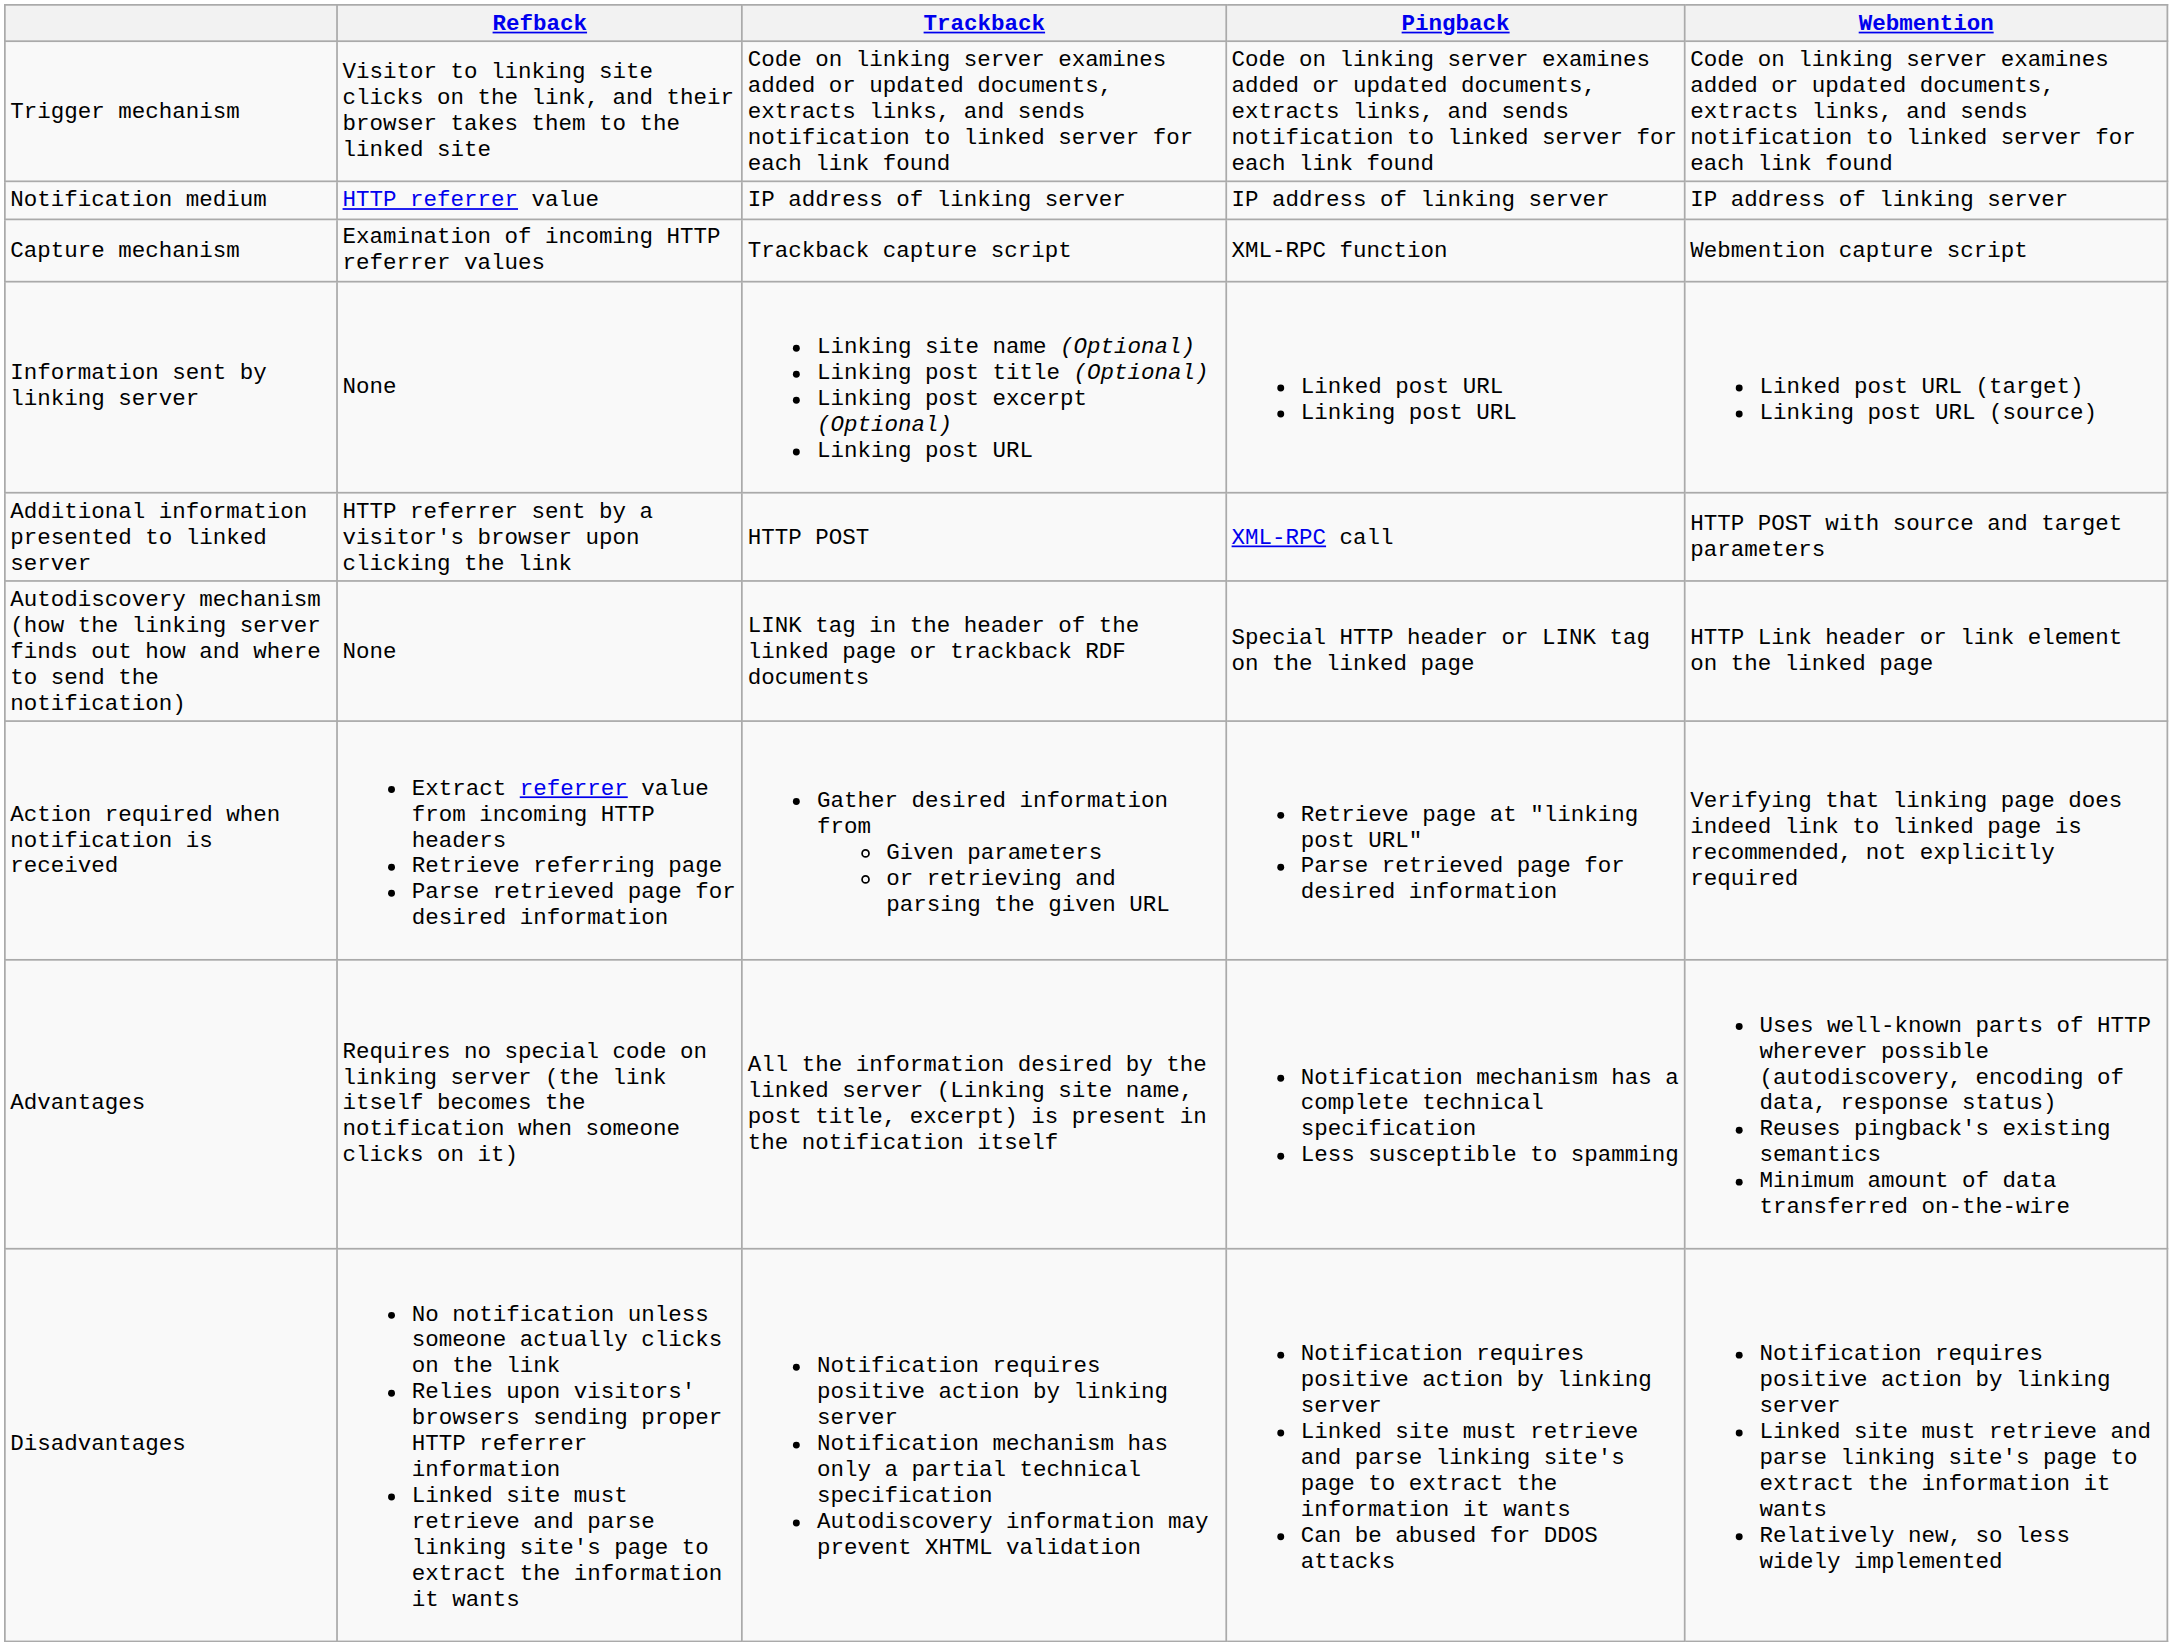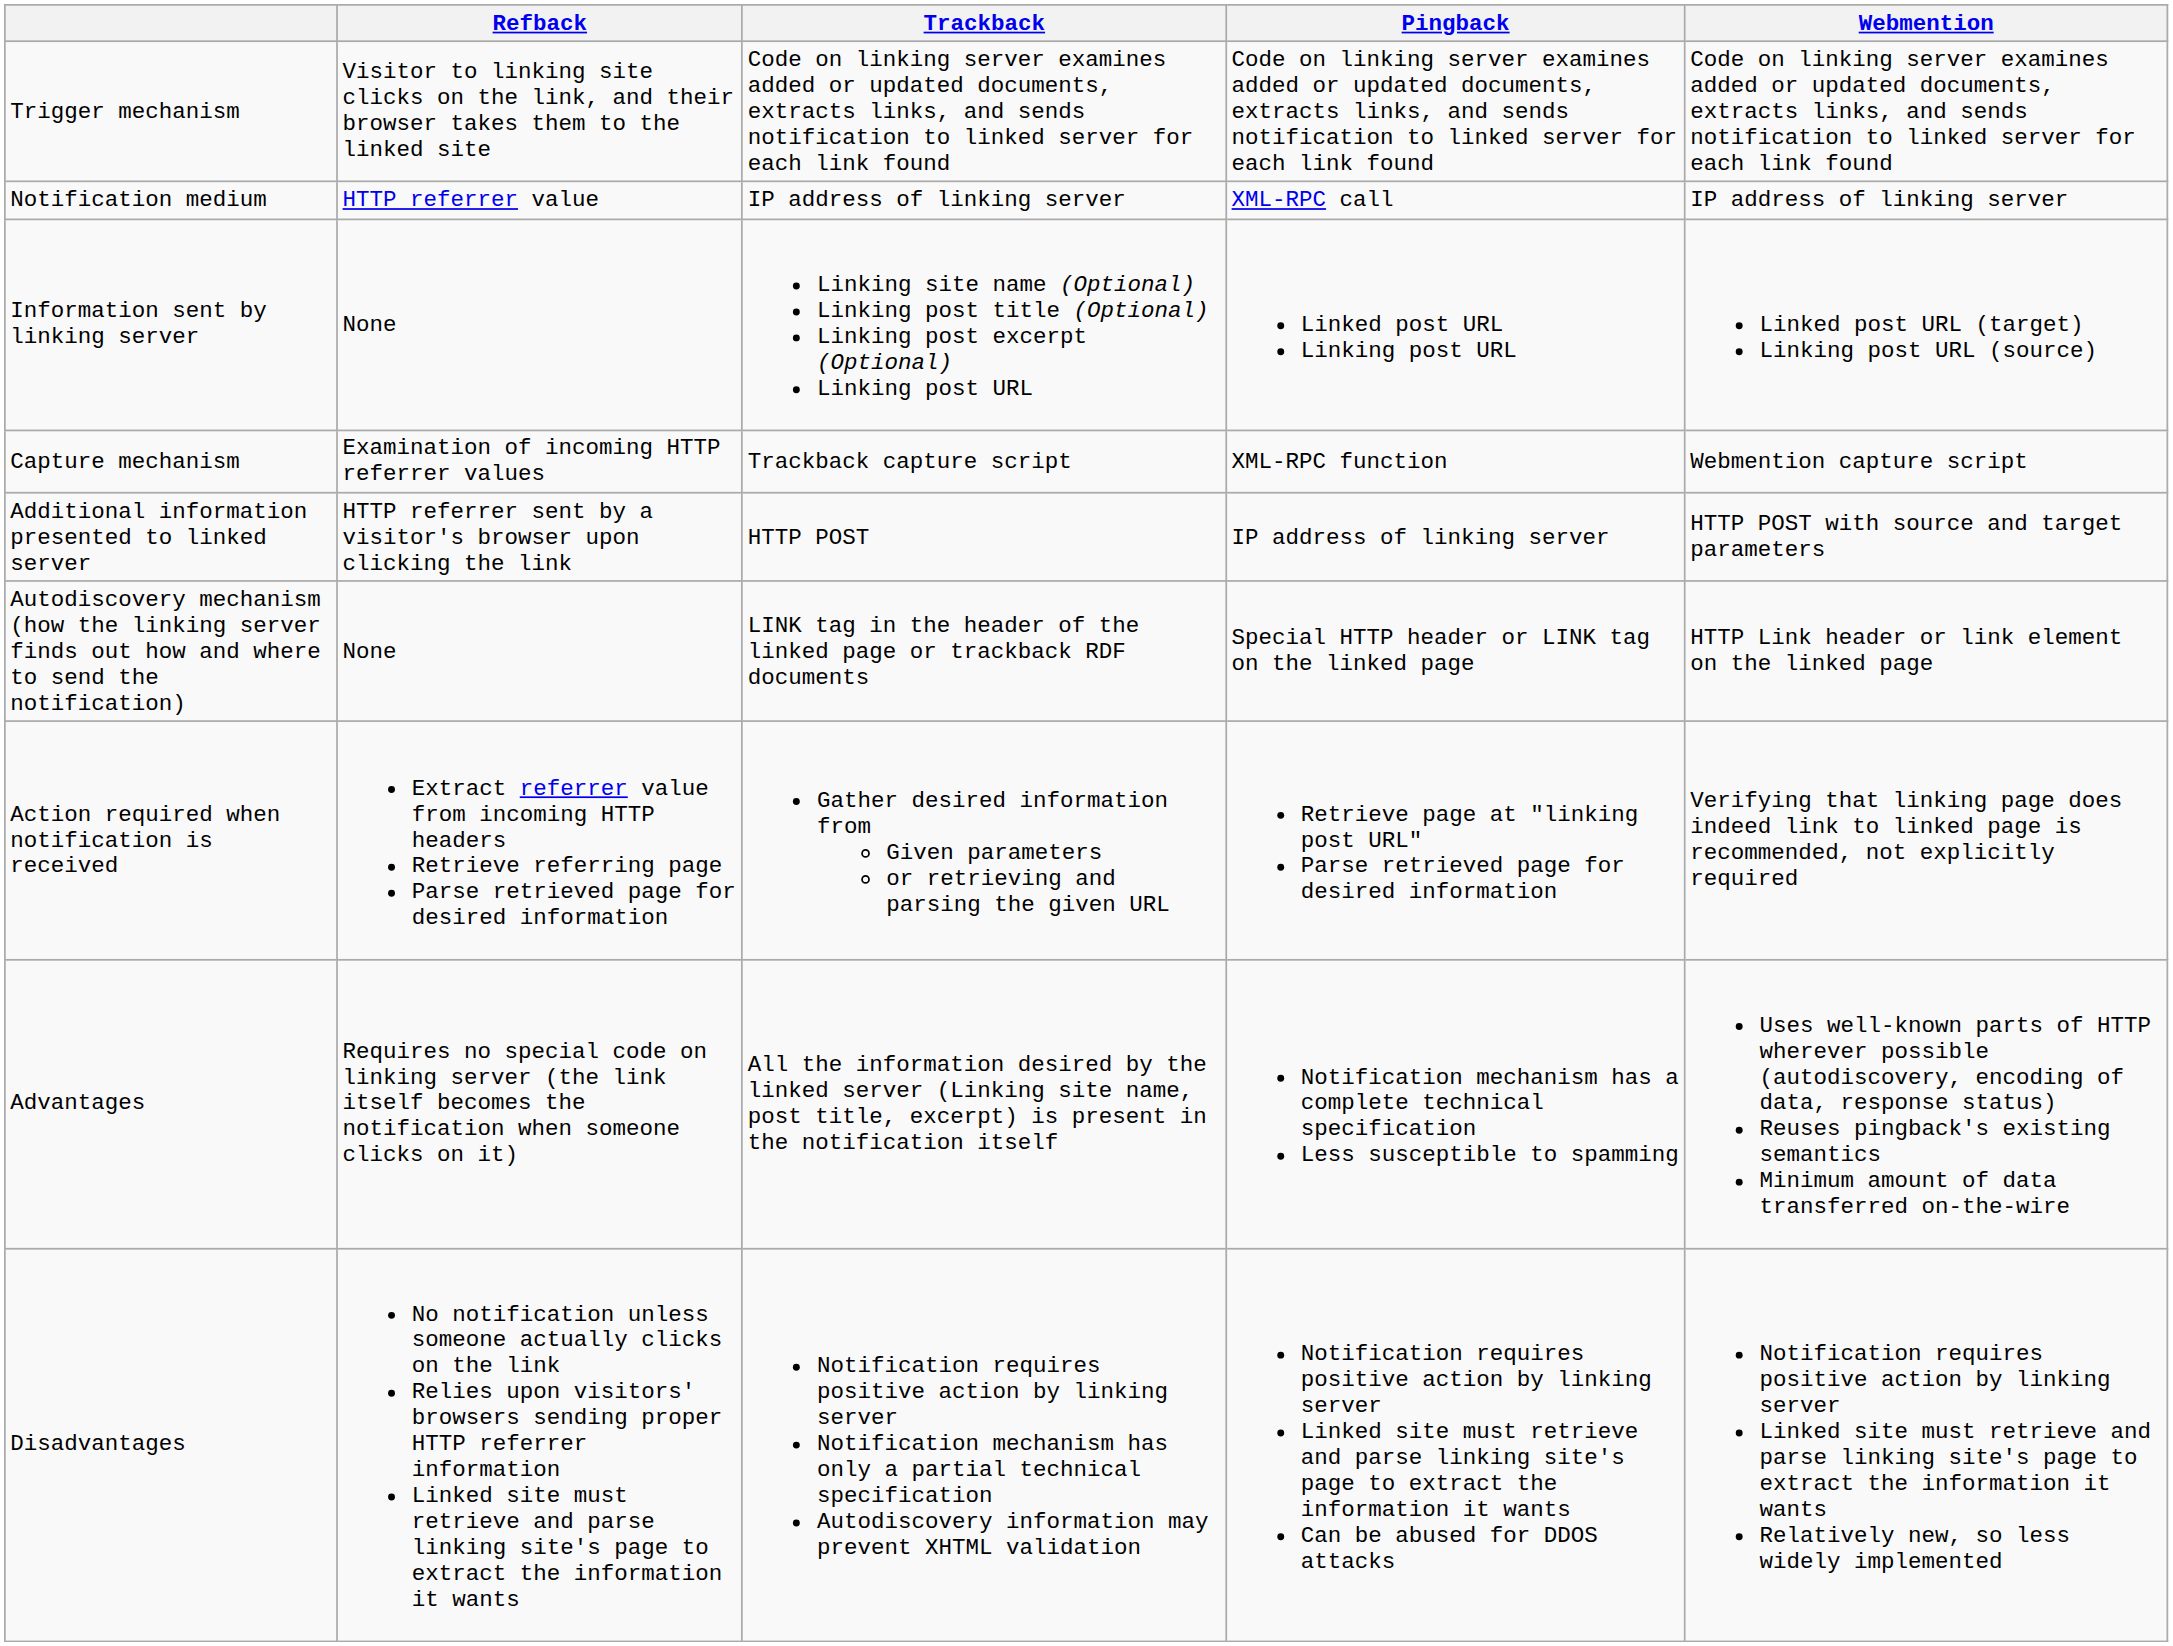(1421, 200) IP address of linking server -> (1313, 200) XML-RPC call
rows swapped: (125, 250) <-> (138, 387)
(1313, 537) XML-RPC call -> (1421, 537) IP address of linking server
